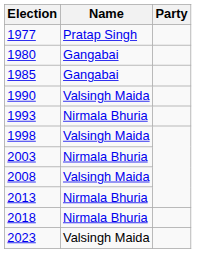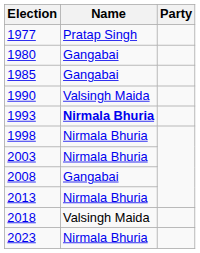(105, 116) normal -> (109, 116) bold
(106, 136) Valsingh Maida -> (105, 136) Nirmala Bhuria
(106, 177) Valsingh Maida -> (91, 177) Gangabai
(105, 217) Nirmala Bhuria -> (106, 217) Valsingh Maida
(106, 237) Valsingh Maida -> (105, 237) Nirmala Bhuria
